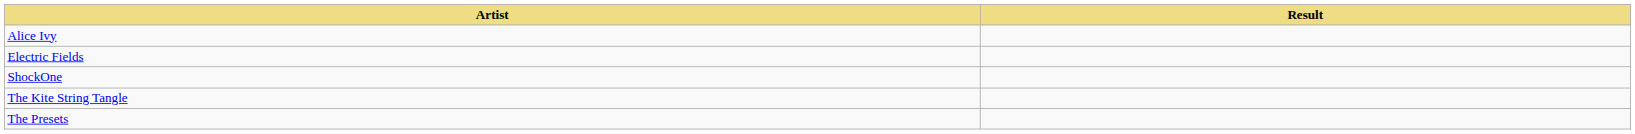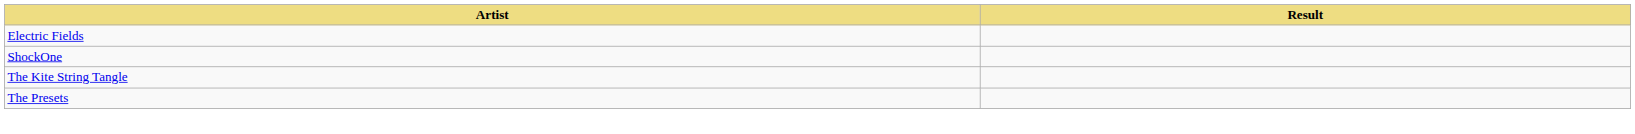- row: (32, 35)
